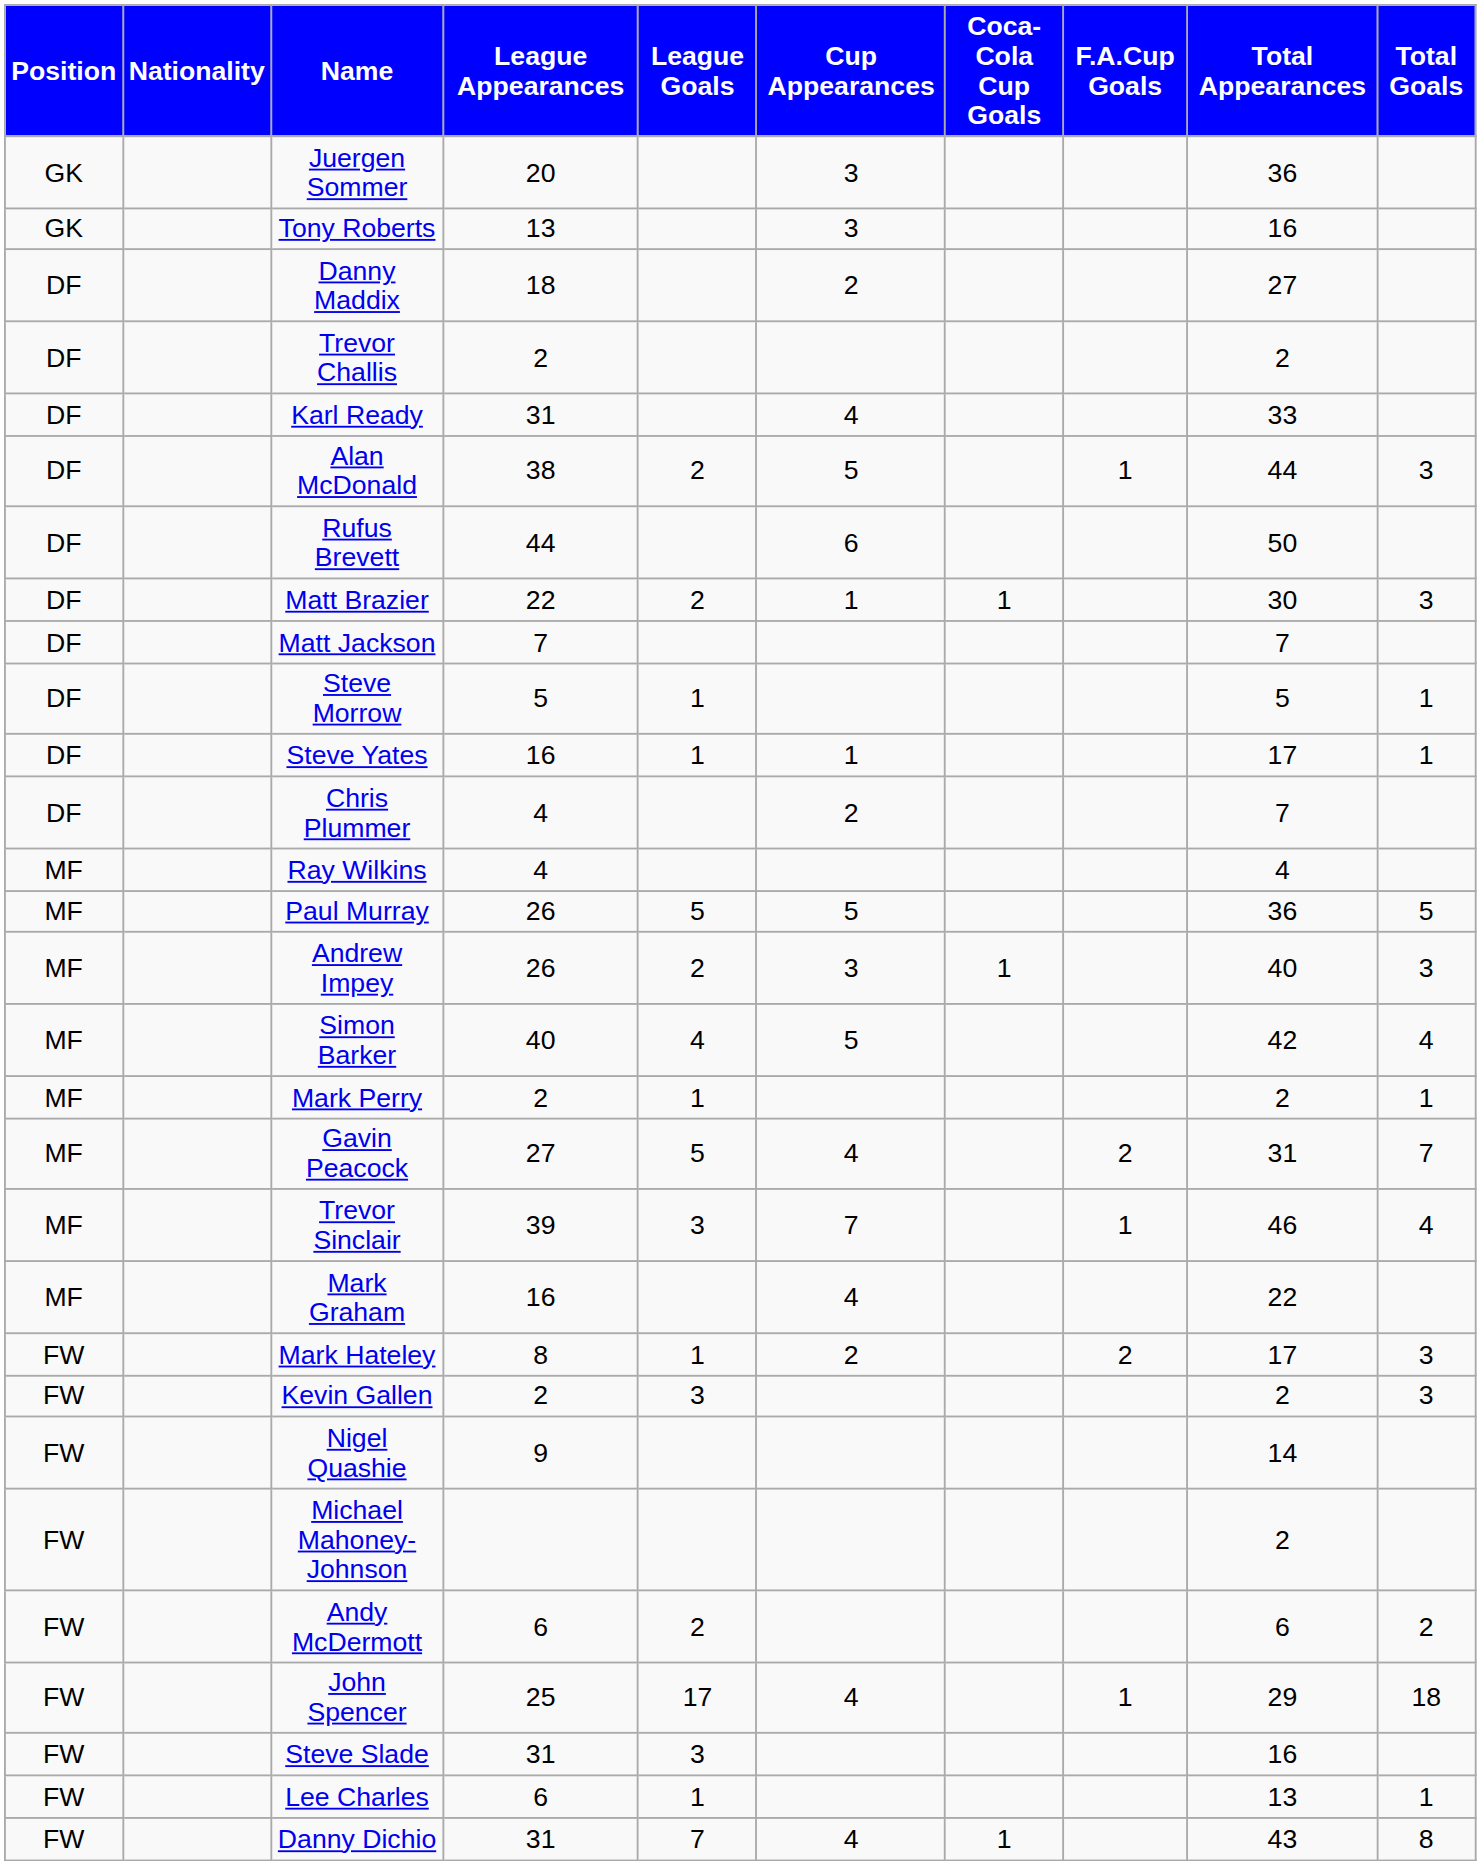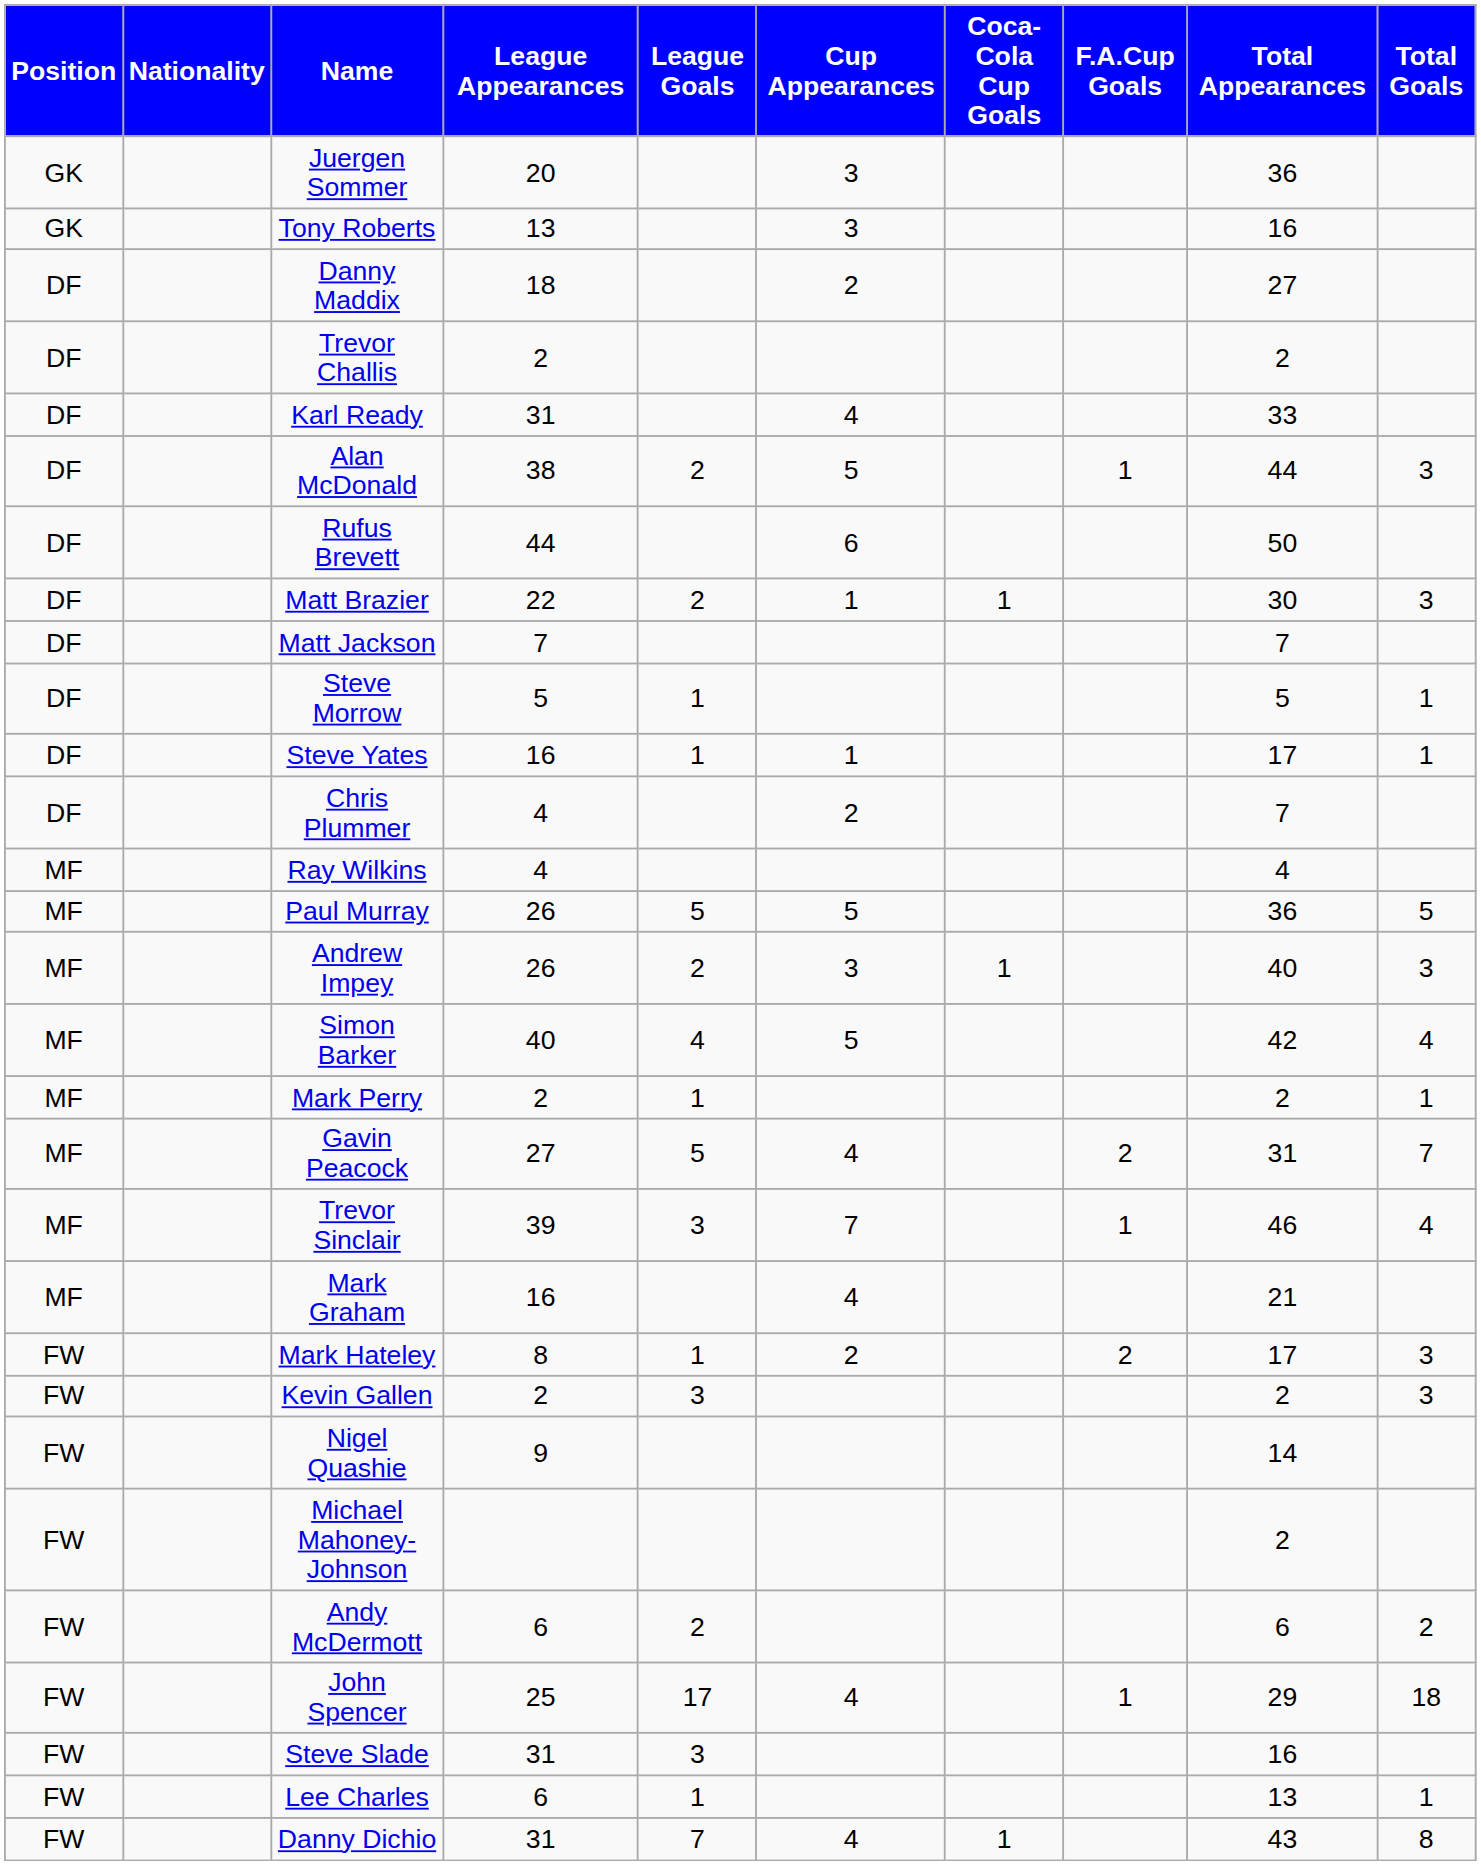(1282, 1297) 22 -> (1282, 1297) 21
